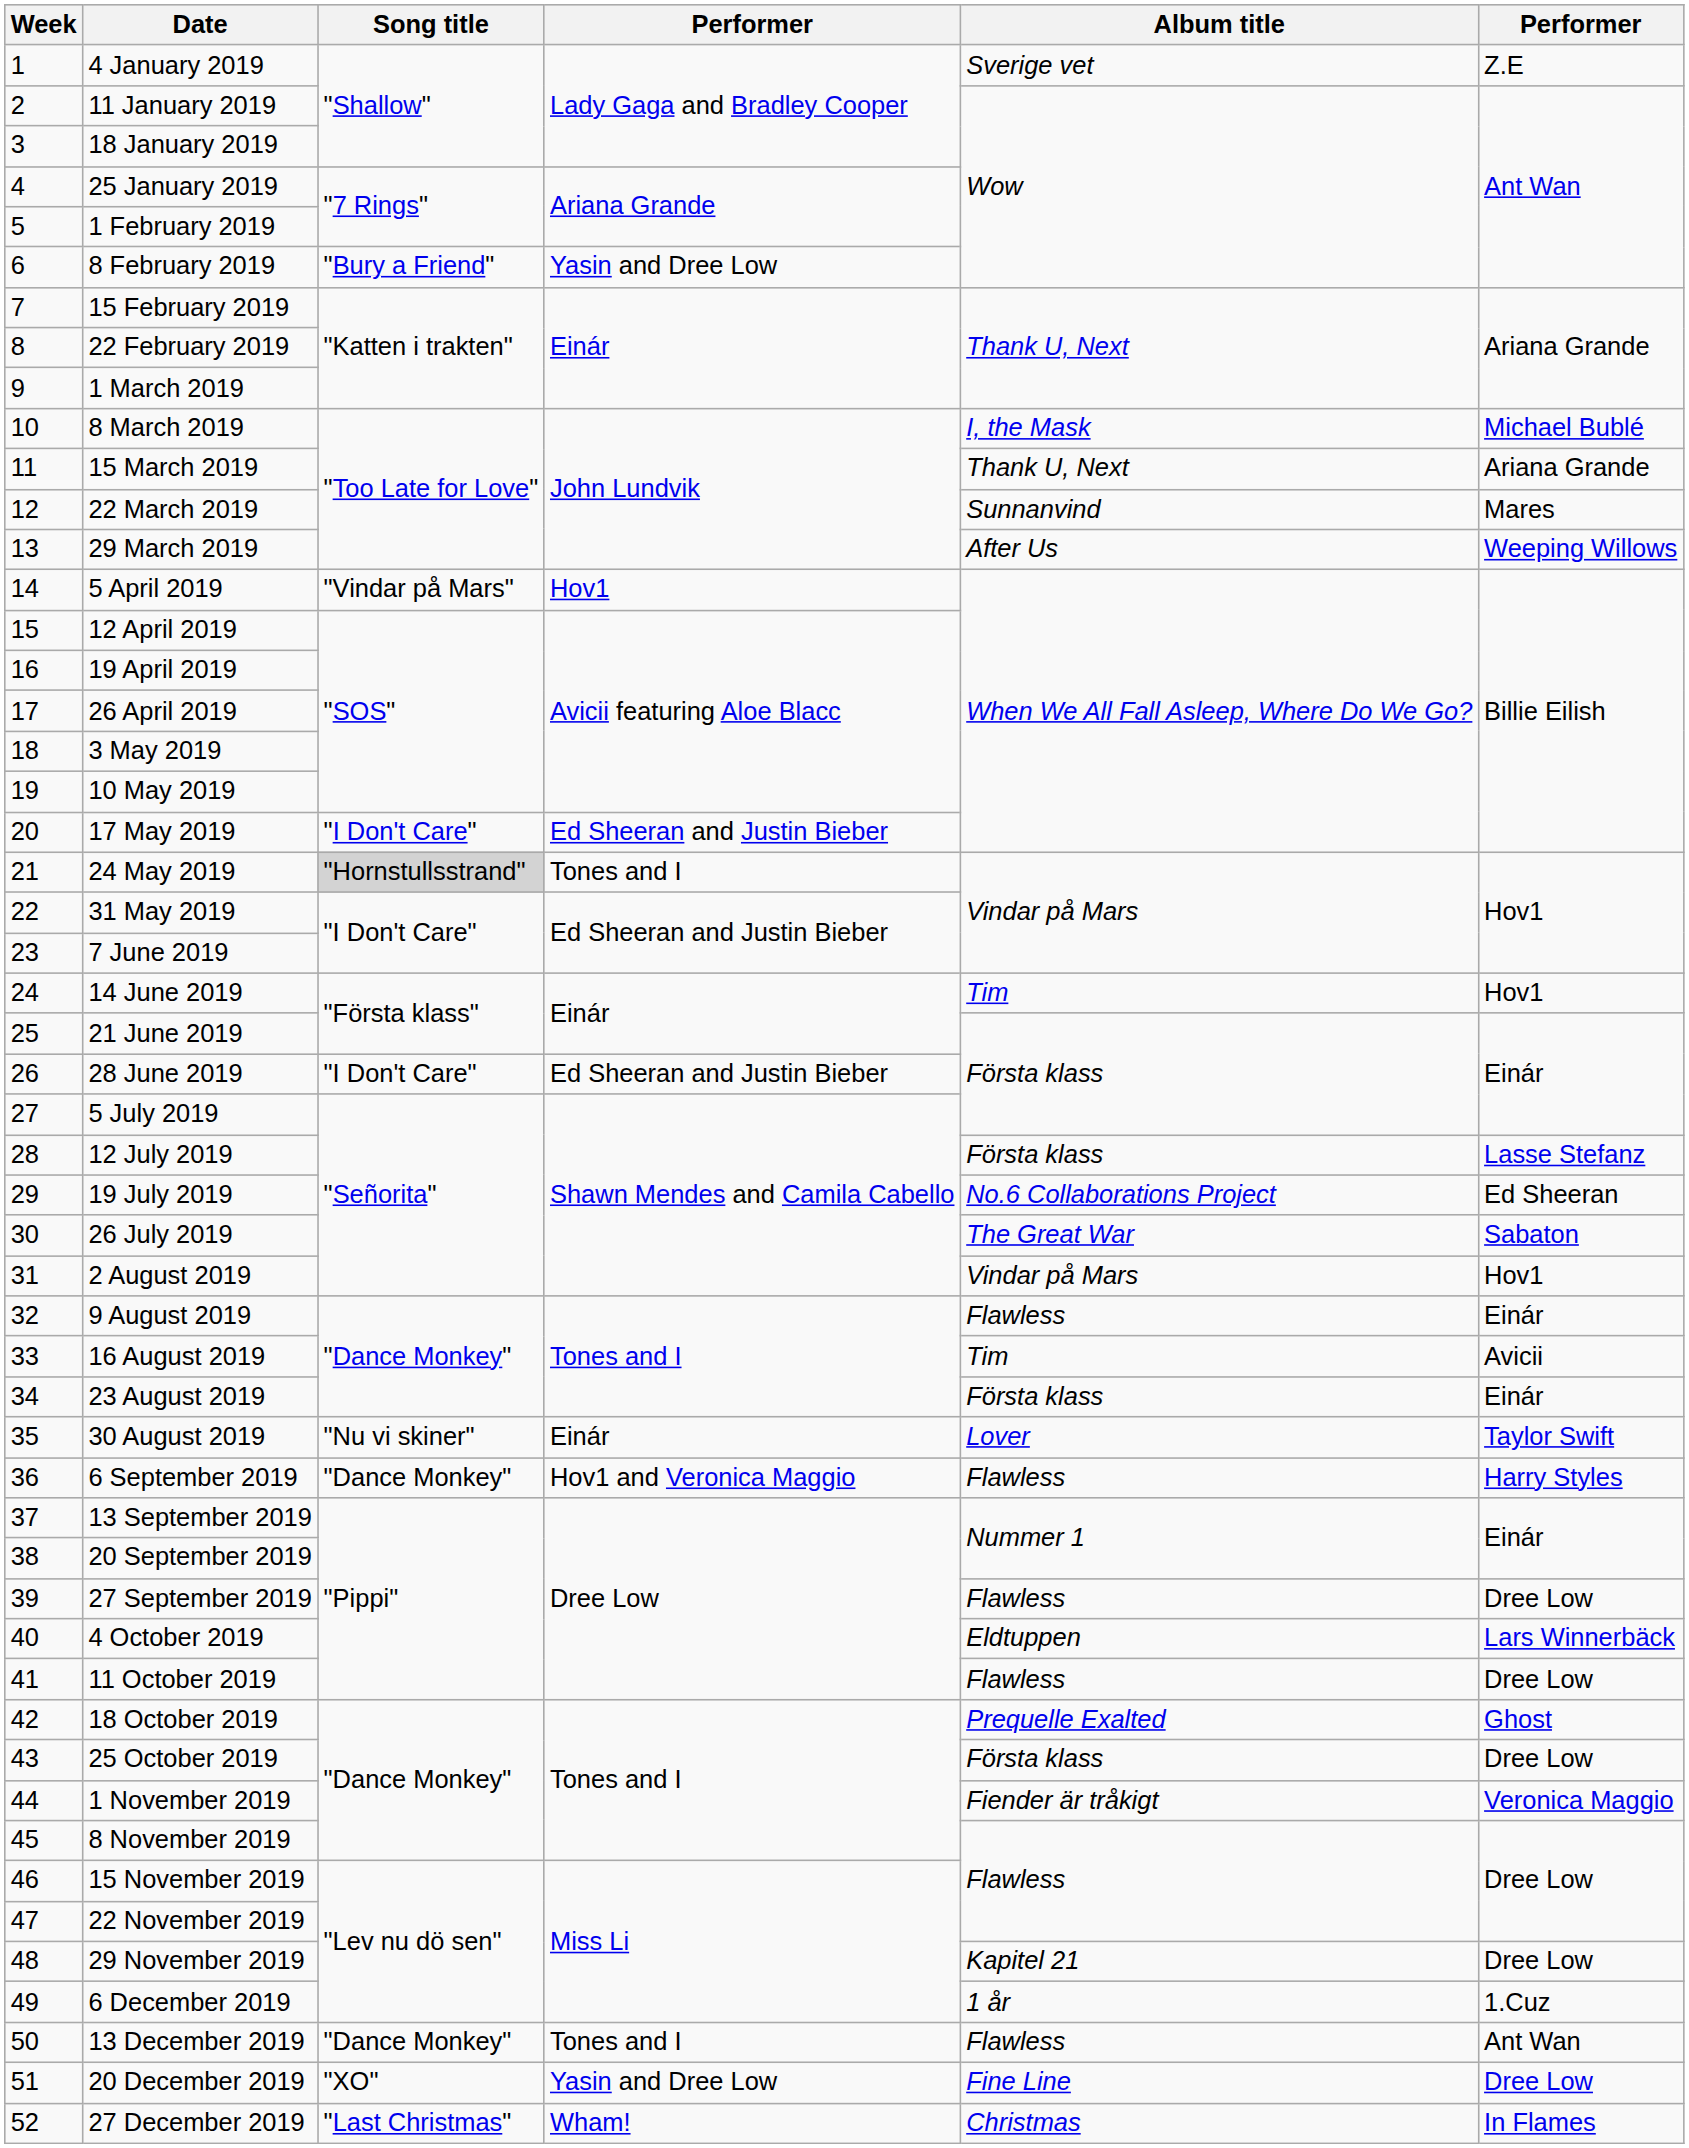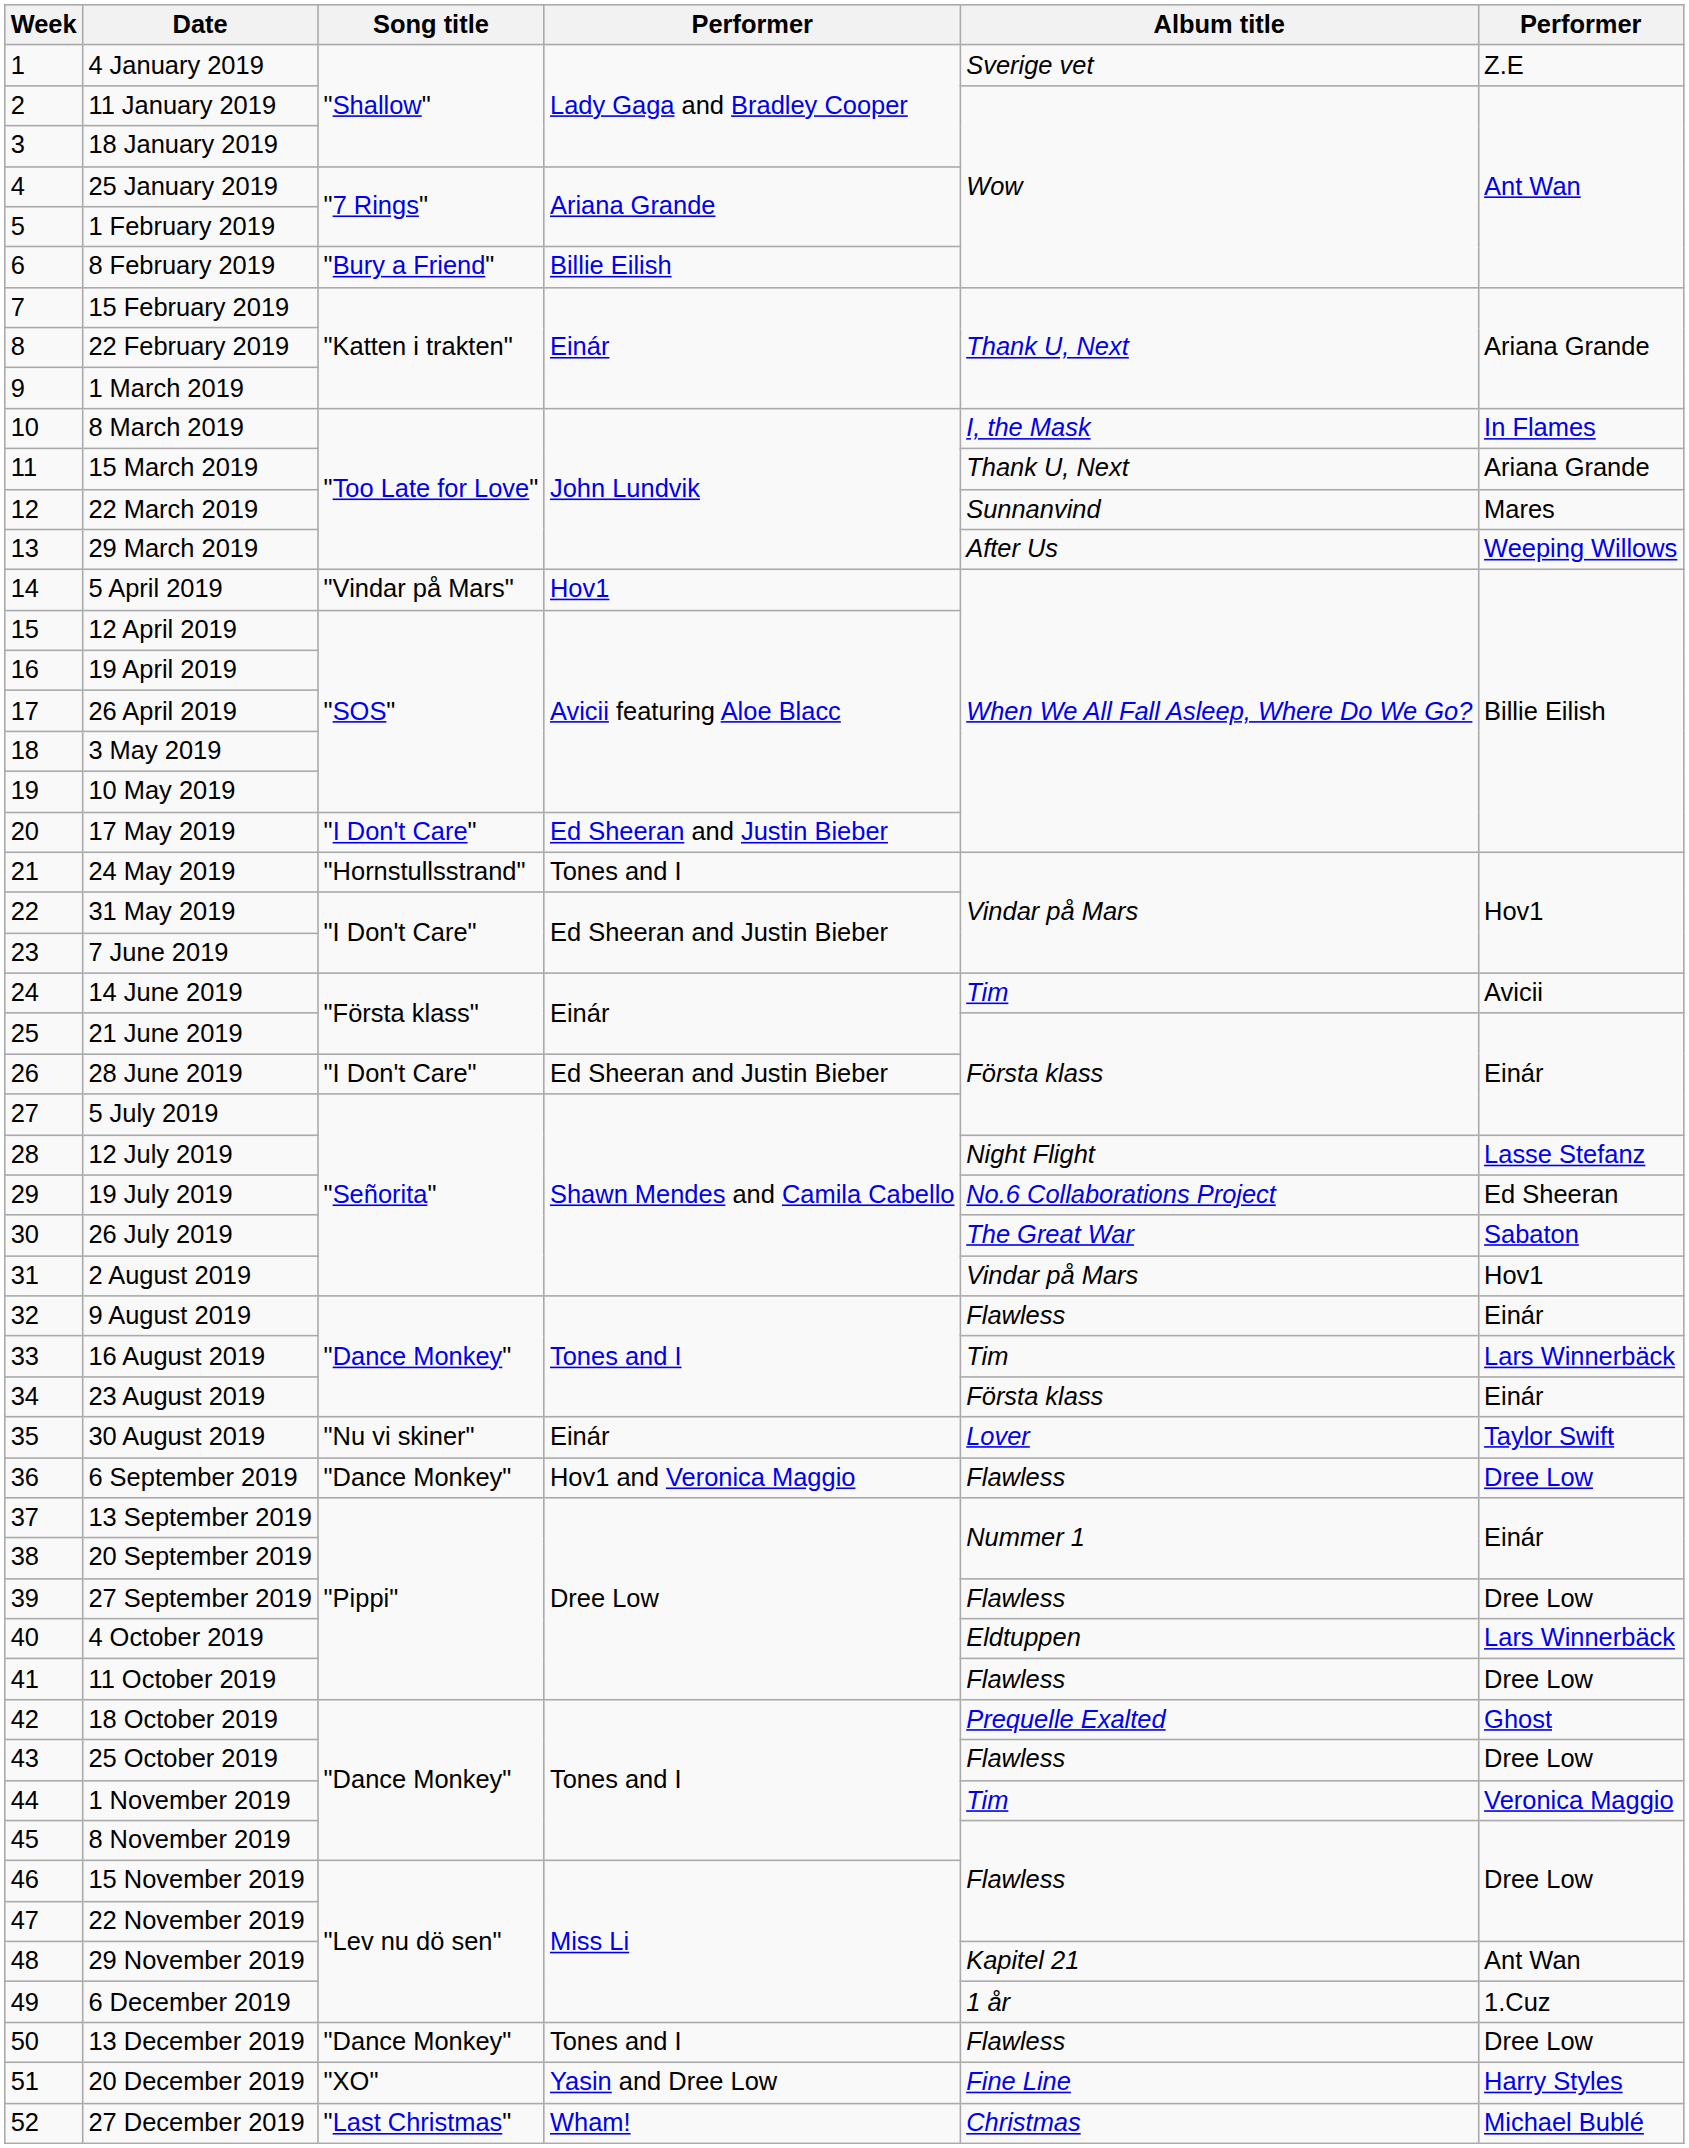(664, 266) Yasin and Dree Low -> (611, 266) Billie Eilish
(1564, 428) Michael Bublé -> (1540, 428) In Flames
(425, 871) lightgrey background -> (425, 871) no background
(1514, 992) Hov1 -> (1514, 992) Avicii
(1035, 1154) Första klass -> (1031, 1154) Night Flight
(1514, 1356) Avicii -> (1580, 1356) Lars Winnerbäck
(1553, 1477) Harry Styles -> (1539, 1477) Dree Low
(1035, 1759) Första klass -> (1016, 1759) Flawless
(1062, 1799) Fiender är tråkigt -> (987, 1799) Tim
(1539, 1961) Dree Low -> (1532, 1961) Ant Wan
(1532, 2041) Ant Wan -> (1539, 2041) Dree Low
(1539, 2082) Dree Low -> (1553, 2082) Harry Styles
(1540, 2122) In Flames -> (1564, 2122) Michael Bublé
